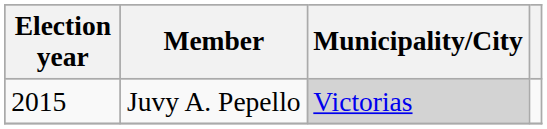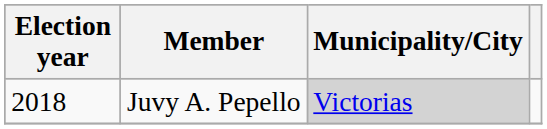(39, 100) 2015 -> (39, 100) 2018
